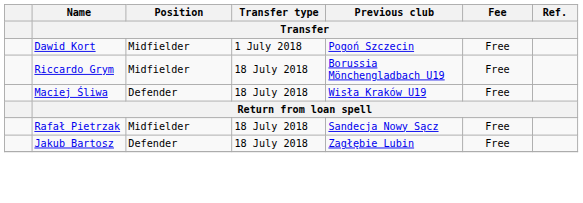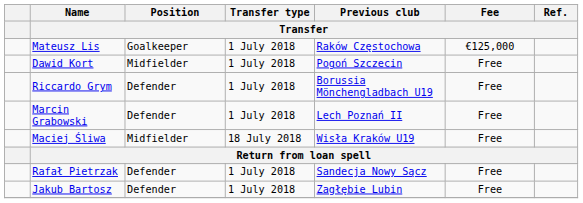+ row: (66, 47)
(159, 70) Midfielder -> (152, 87) Defender
(271, 70) 18 July 2018 -> (262, 87) 1 July 2018
+ row: (60, 116)
(153, 93) Defender -> (158, 138) Midfielder
(159, 127) Midfielder -> (152, 172) Defender
(271, 127) 18 July 2018 -> (262, 172) 1 July 2018
(271, 143) 18 July 2018 -> (262, 189) 1 July 2018
